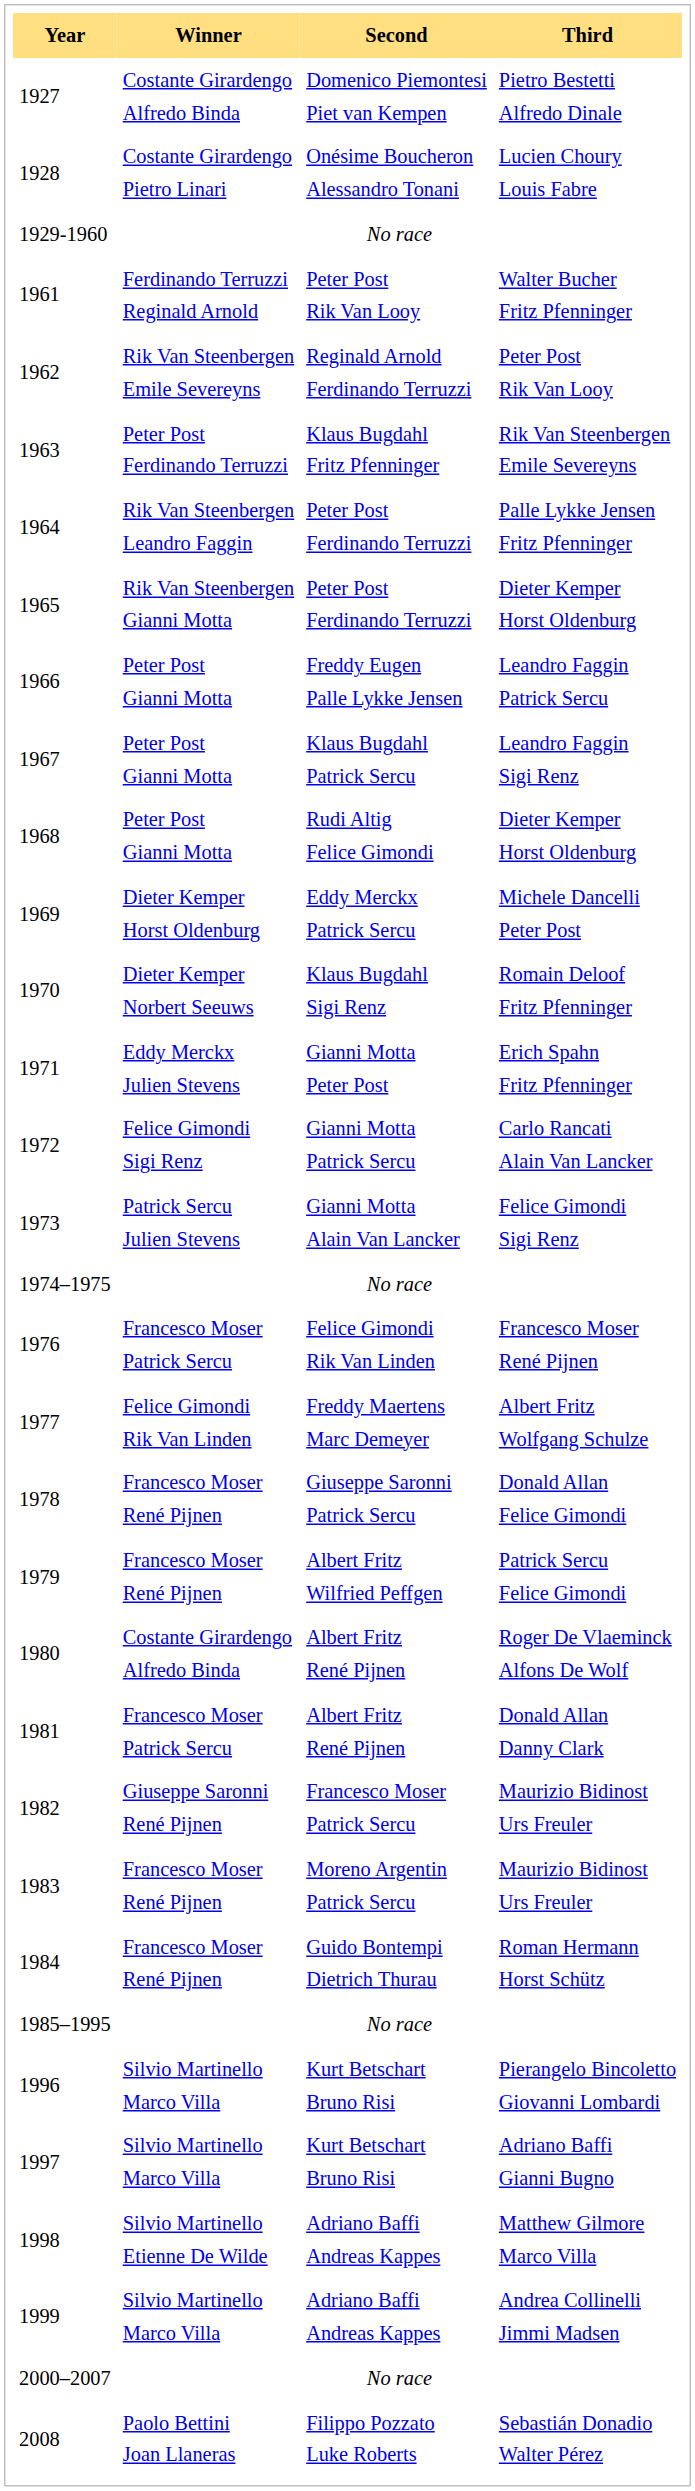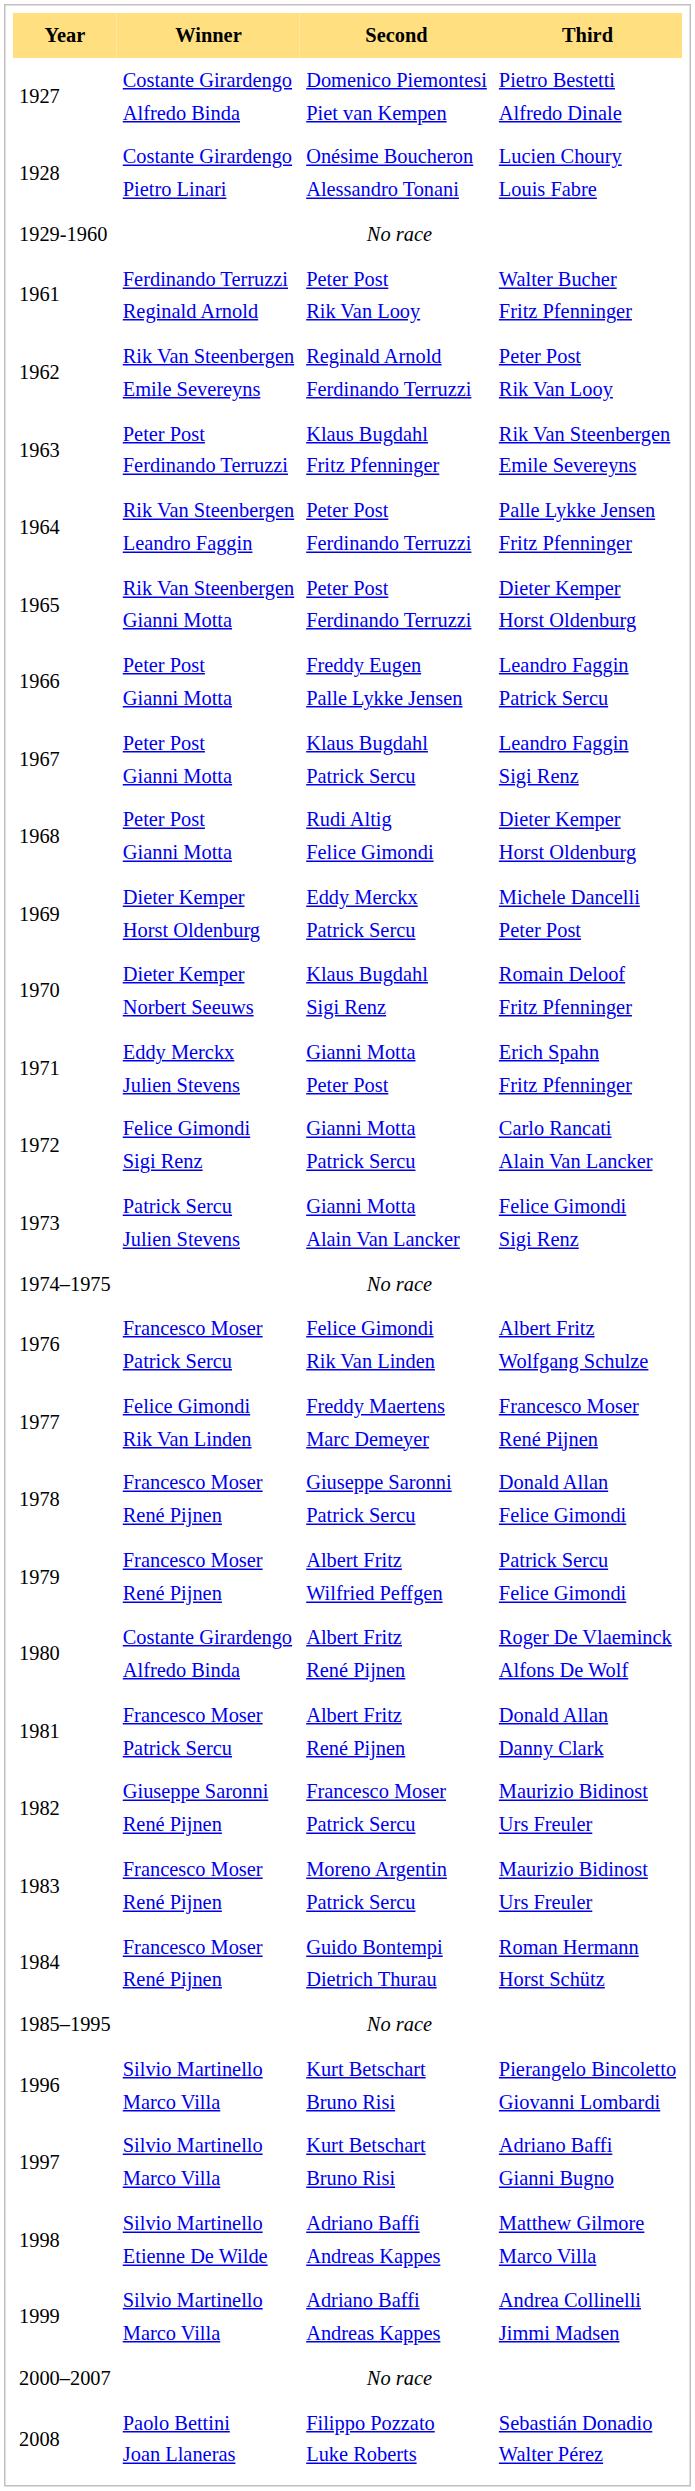(569, 1344) Francesco Moser René Pijnen -> (574, 1344) Albert Fritz Wolfgang Schulze
(574, 1422) Albert Fritz Wolfgang Schulze -> (569, 1422) Francesco Moser René Pijnen
